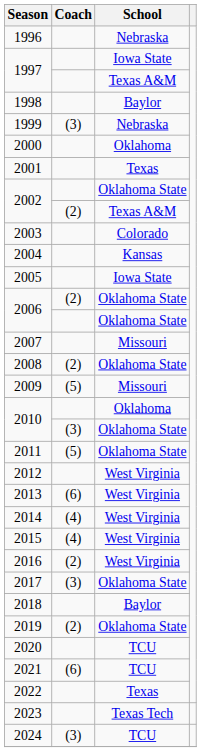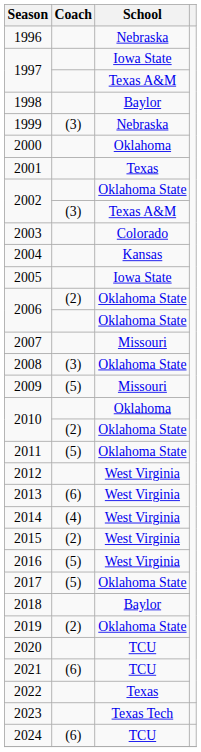(73, 211) (2) -> (73, 211) (3)
(73, 364) (2) -> (73, 364) (3)
(73, 430) (3) -> (73, 430) (2)
(73, 539) (4) -> (73, 539) (2)
(73, 560) (2) -> (73, 560) (5)
(73, 582) (3) -> (73, 582) (5)
(73, 735) (3) -> (73, 735) (6)
